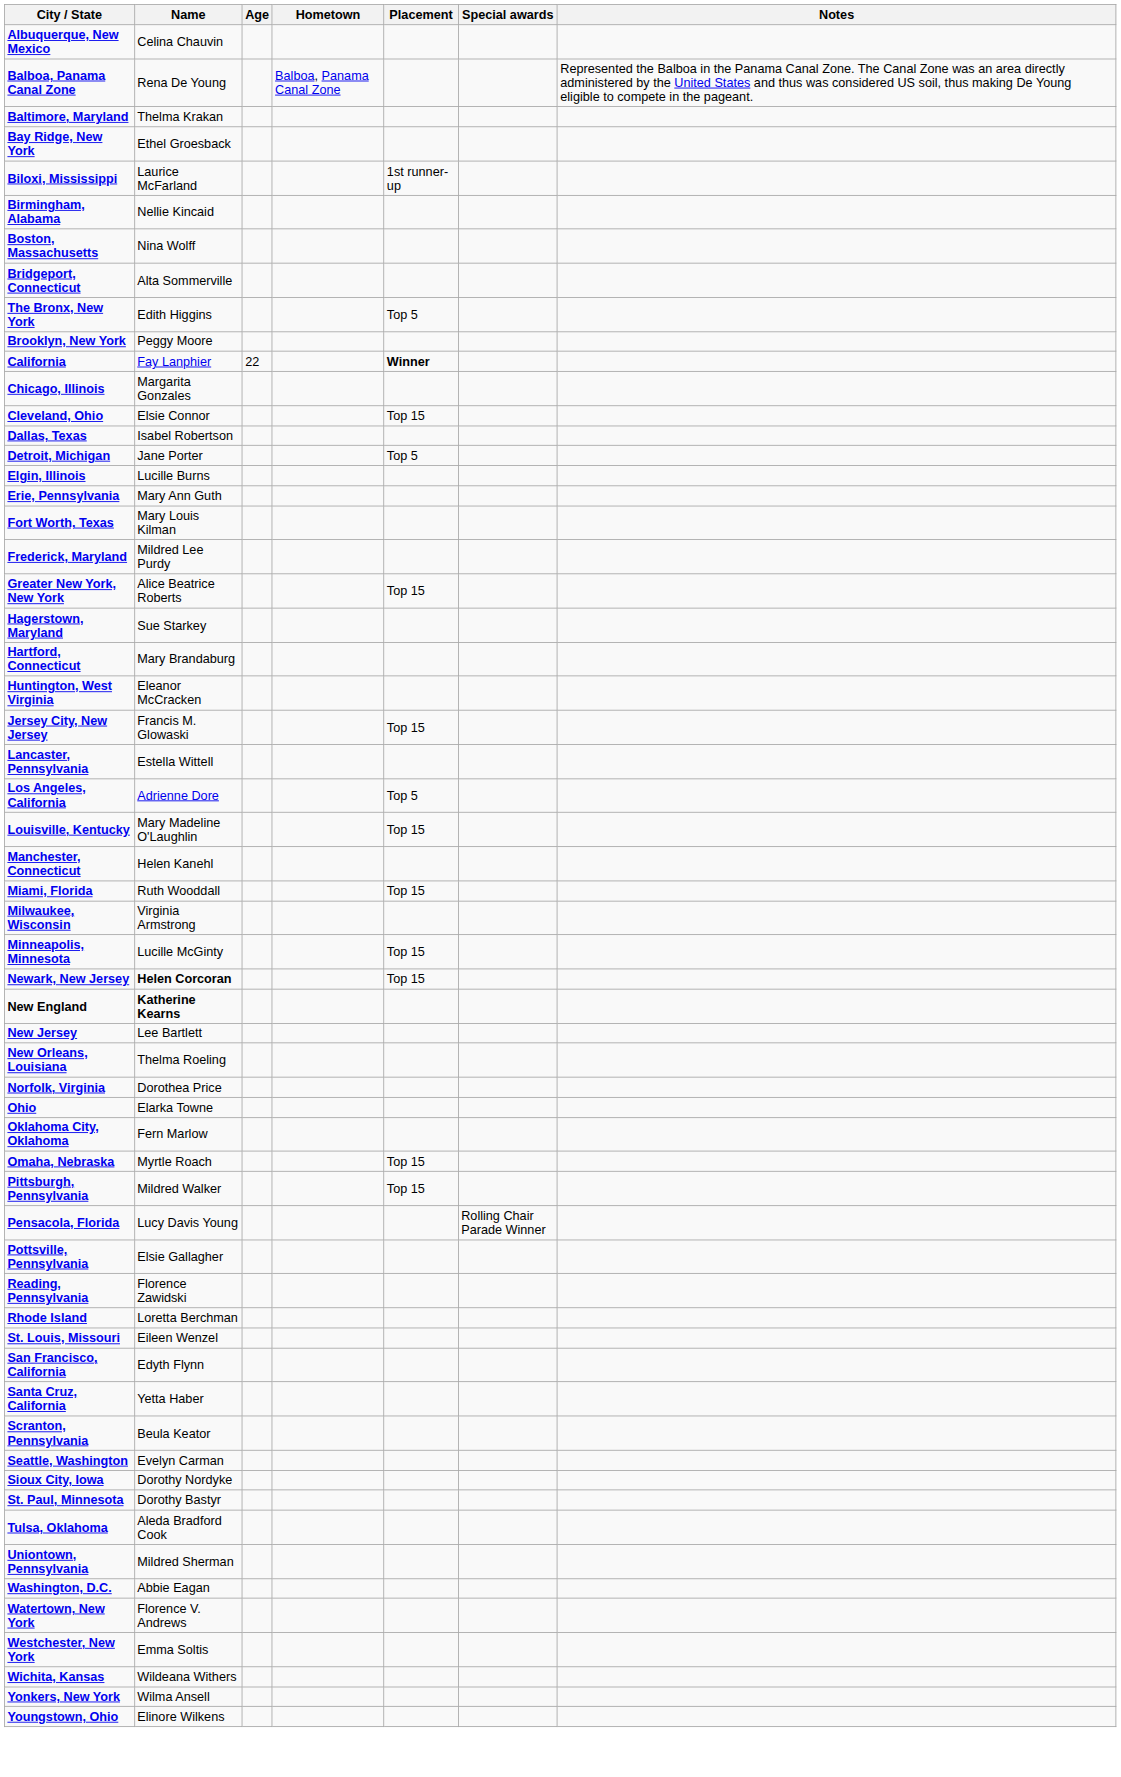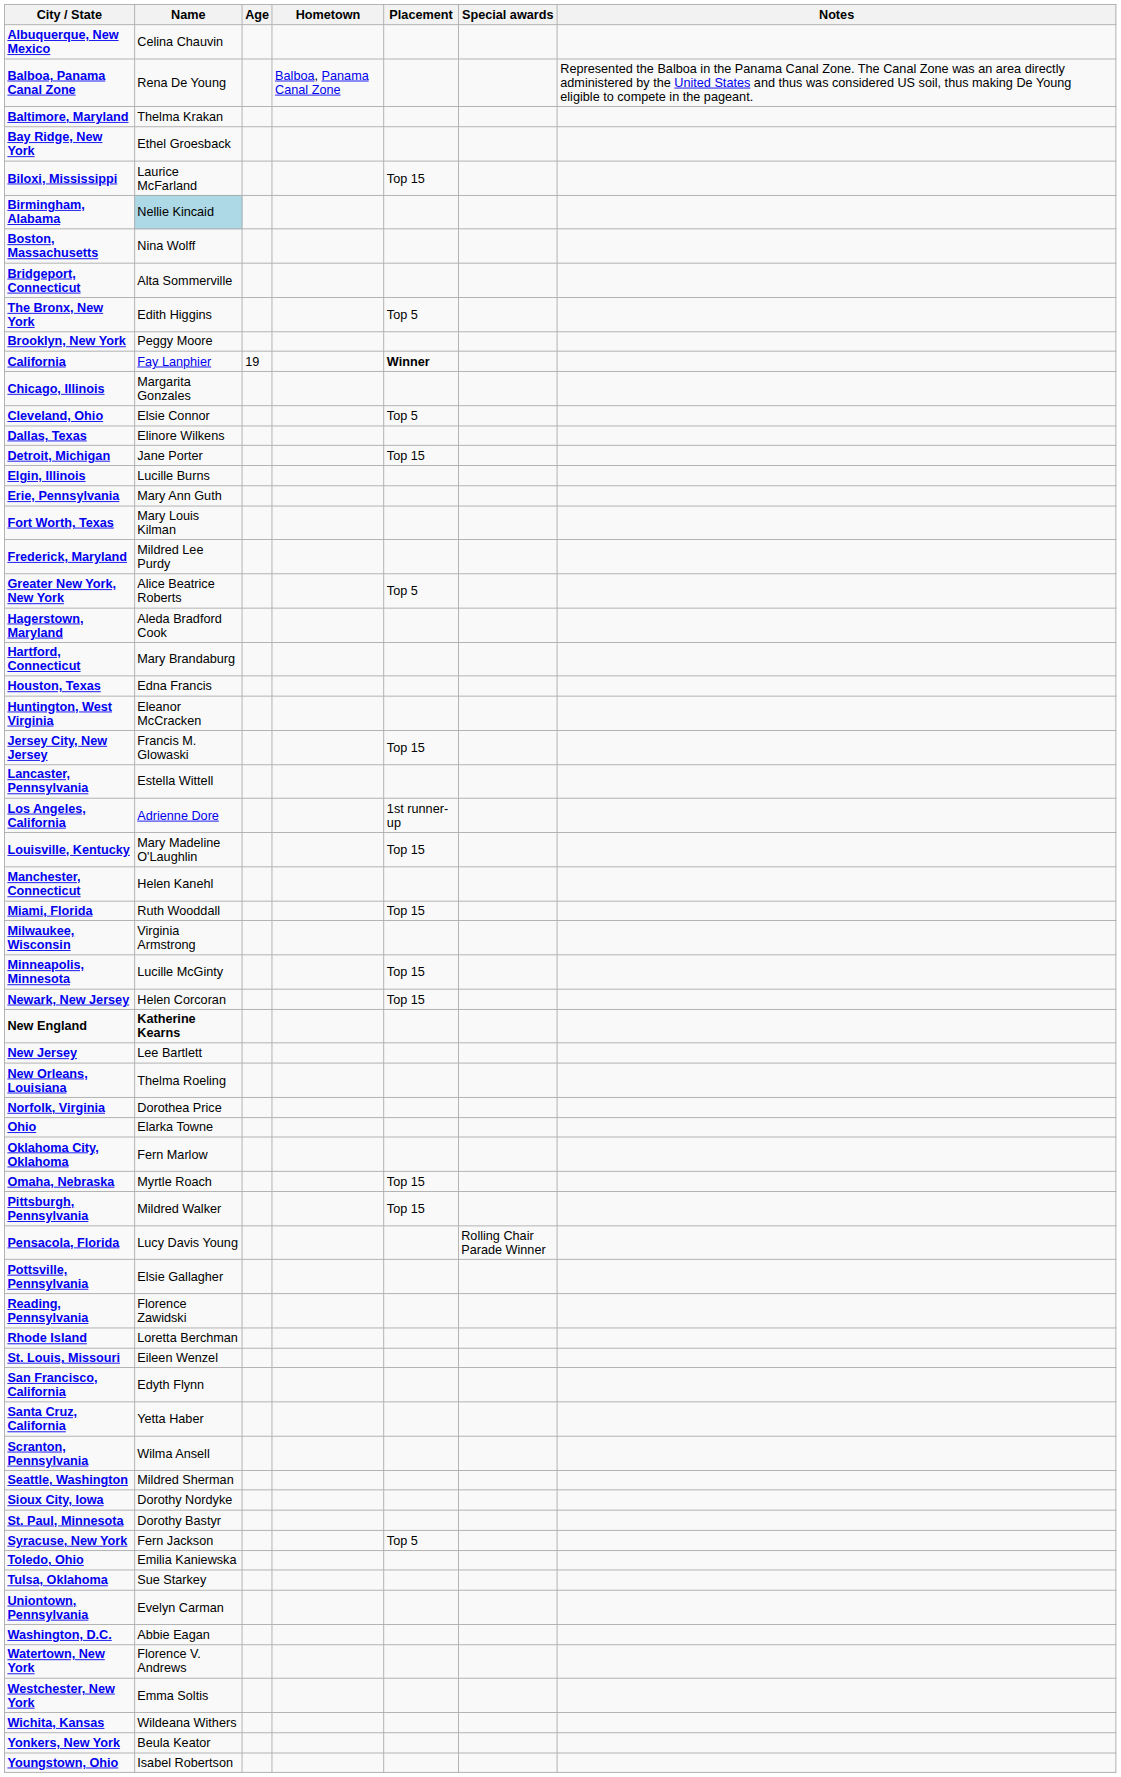(417, 178) 1st runner-up -> (406, 178) Top 15
(176, 212) no background -> (176, 212) lightblue background
(252, 362) 22 -> (252, 362) 19
(406, 416) Top 15 -> (402, 416) Top 5
(185, 436) Isabel Robertson -> (181, 436) Elinore Wilkens
(402, 456) Top 5 -> (406, 456) Top 15
(406, 591) Top 15 -> (402, 591) Top 5
(172, 625) Sue Starkey -> (179, 625) Aleda Bradford Cook
+ row: (54, 687)
(402, 796) Top 5 -> (417, 816) 1st runner-up
(184, 979) bold -> (182, 999) normal
(174, 1433) Beula Keator -> (173, 1453) Wilma Ansell
(181, 1460) Evelyn Carman -> (185, 1480) Mildred Sherman
+ row: (67, 1541)
+ row: (46, 1561)
(179, 1528) Aleda Bradford Cook -> (172, 1581) Sue Starkey
(185, 1562) Mildred Sherman -> (181, 1608) Evelyn Carman
(173, 1697) Wilma Ansell -> (174, 1743) Beula Keator
(181, 1717) Elinore Wilkens -> (185, 1763) Isabel Robertson
